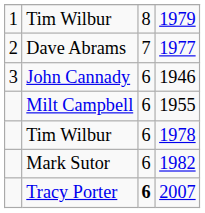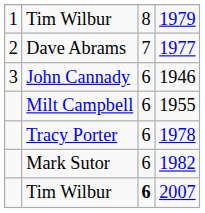(69, 134) Tim Wilbur -> (72, 134) Tracy Porter
(72, 192) Tracy Porter -> (69, 192) Tim Wilbur
